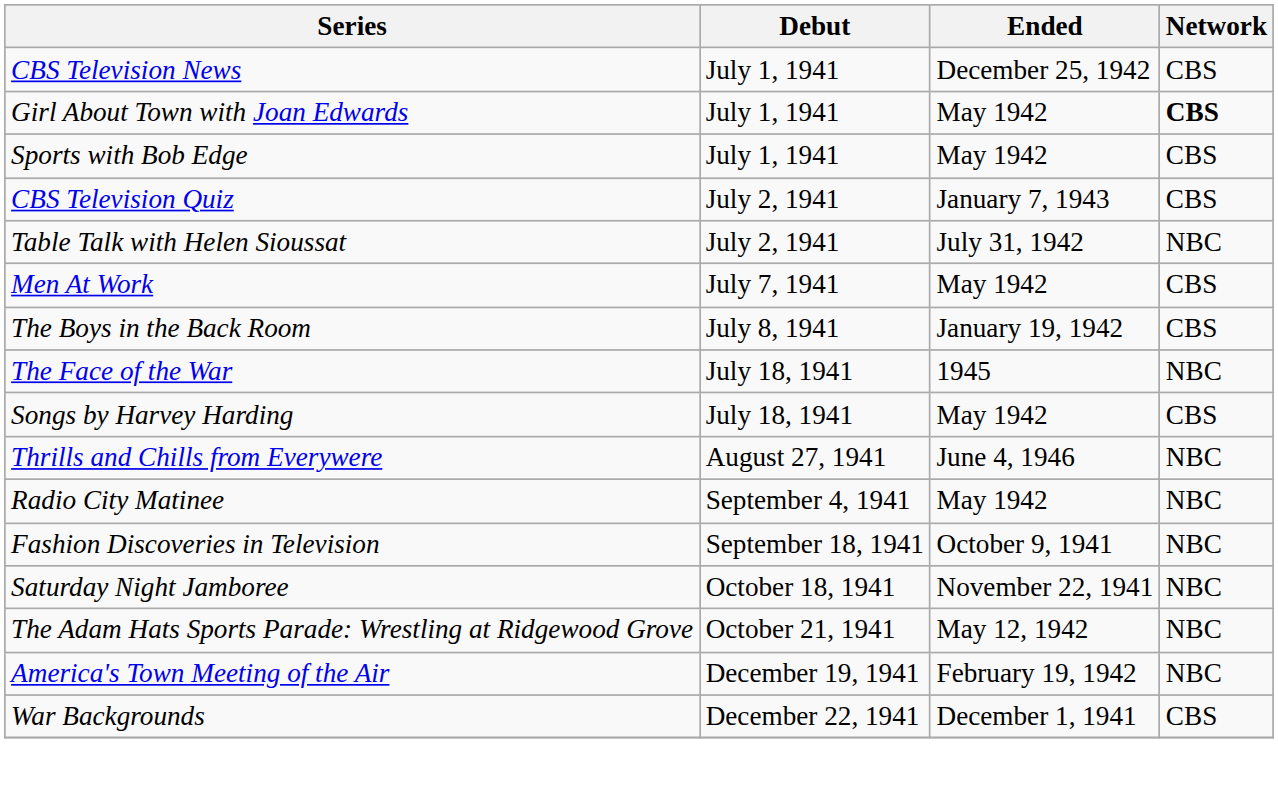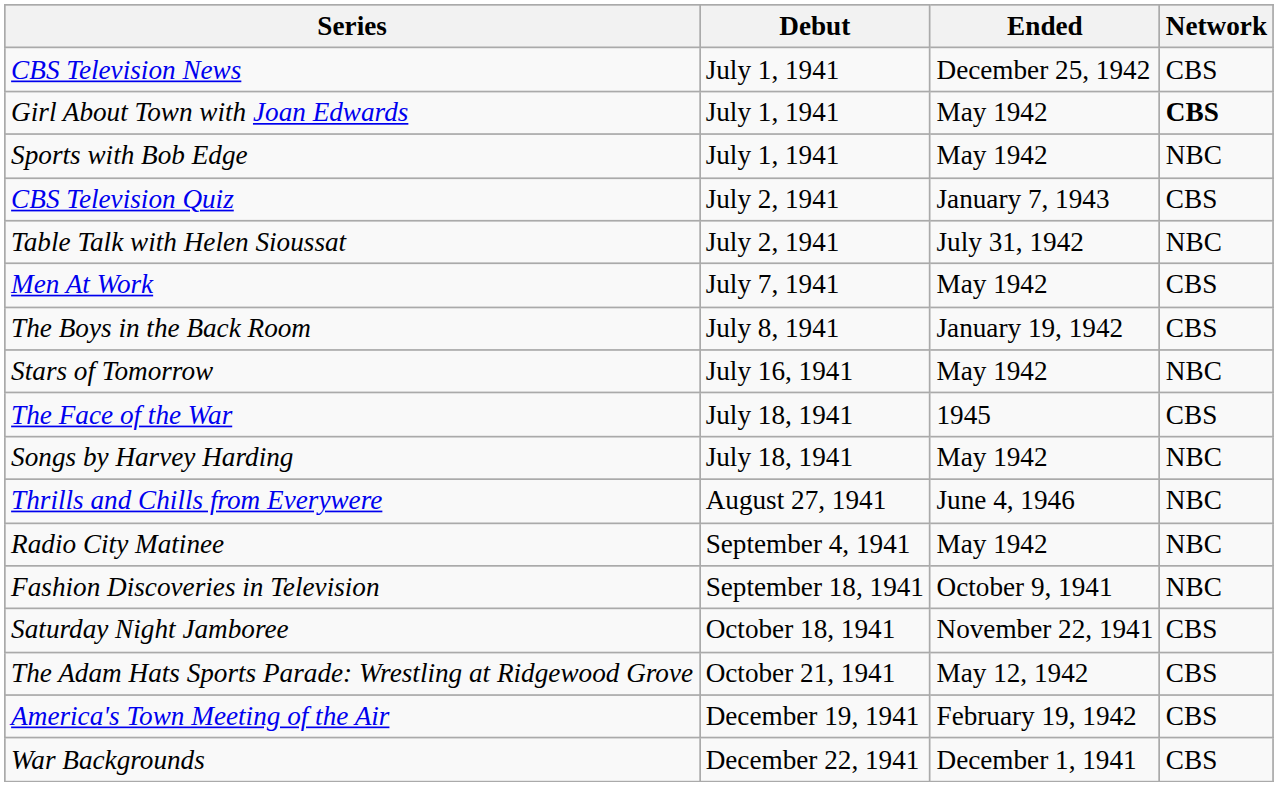(1192, 155) CBS -> (1194, 155) NBC
+ row: (112, 371)
(1194, 371) NBC -> (1192, 414) CBS
(1192, 414) CBS -> (1194, 457) NBC
(1194, 586) NBC -> (1192, 629) CBS
(1194, 629) NBC -> (1192, 673) CBS
(1194, 673) NBC -> (1192, 716) CBS
